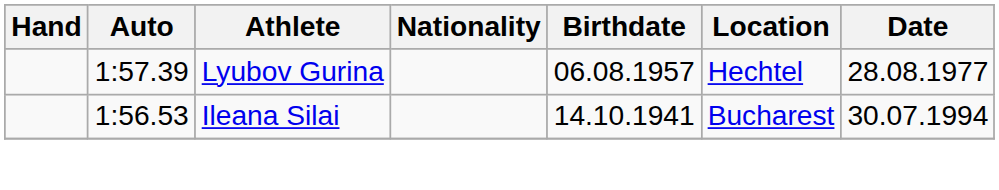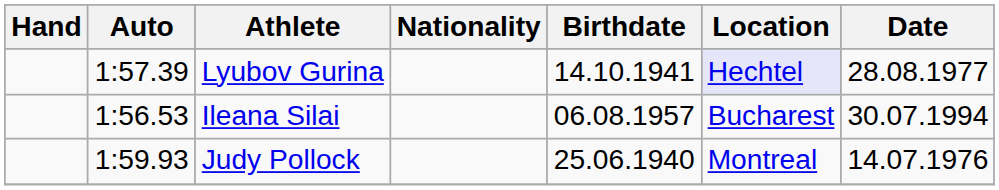(624, 71) 06.08.1957 -> (624, 71) 14.10.1941
(755, 71) no background -> (755, 71) lavender background
(624, 116) 14.10.1941 -> (624, 116) 06.08.1957
+ row: (281, 160)
